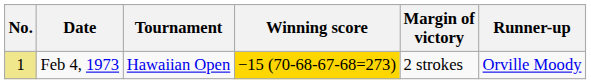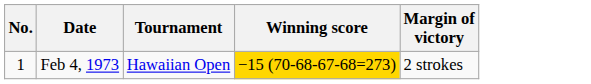- column: (532, 28)
(21, 65) khaki background -> (21, 65) no background
